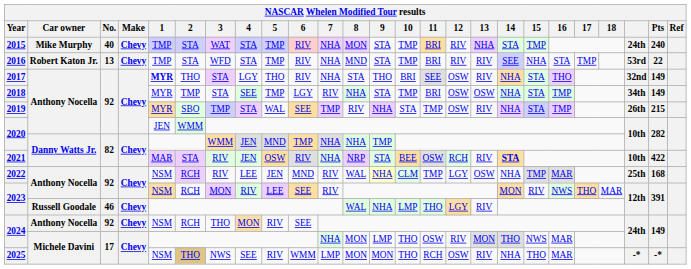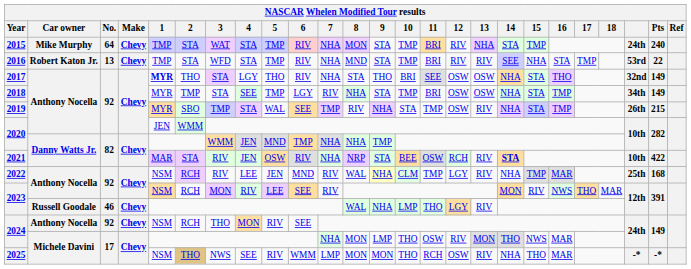(109, 45) 40 -> (109, 45) 64
(484, 77) RIV -> (484, 77) OSW
(484, 174) OSW -> (484, 174) RIV
